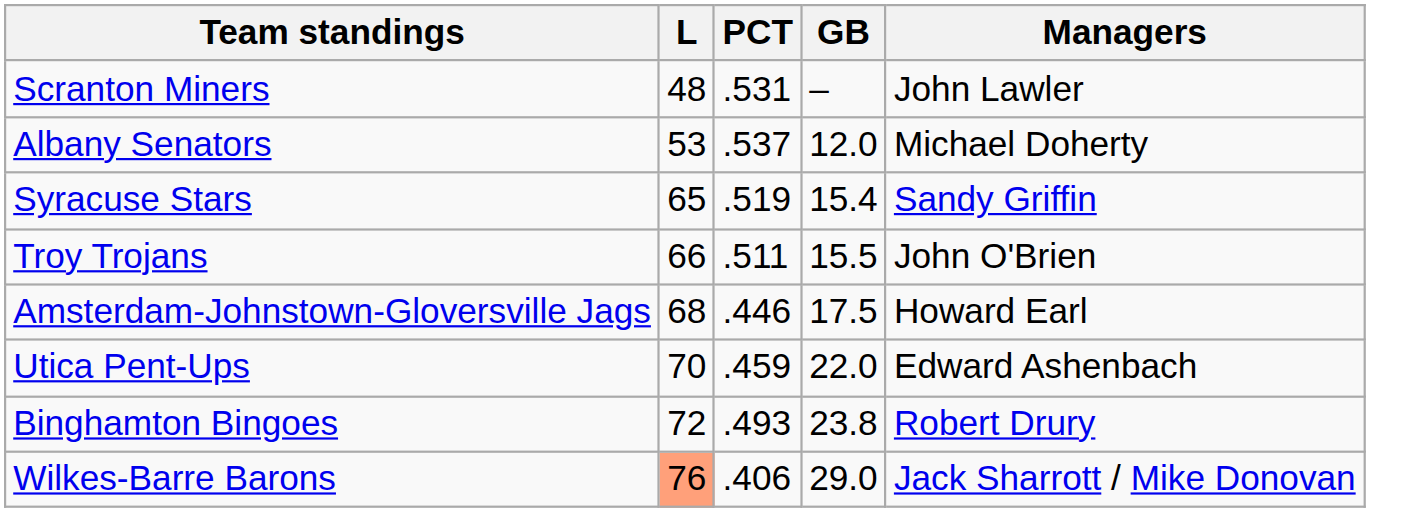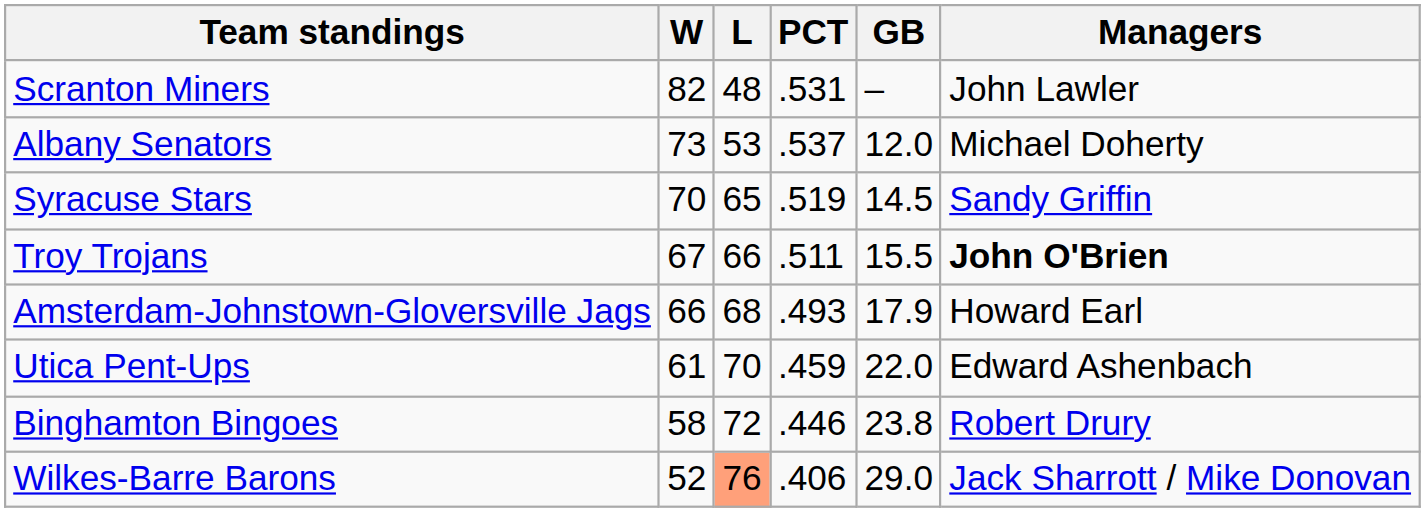+ column: (687, 32)
(843, 199) 15.4 -> (899, 199) 14.5
(995, 255) normal -> (1059, 255) bold
(757, 311) .446 -> (812, 311) .493
(843, 311) 17.5 -> (899, 311) 17.9
(757, 423) .493 -> (812, 423) .446
